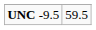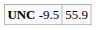(77, 14) 59.5 -> (77, 14) 55.9
